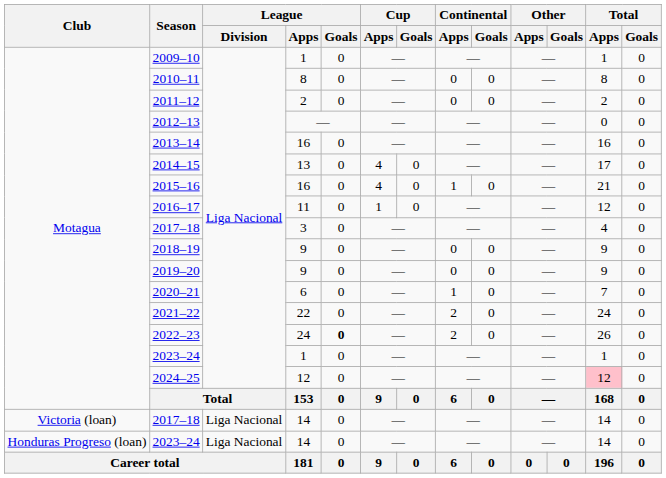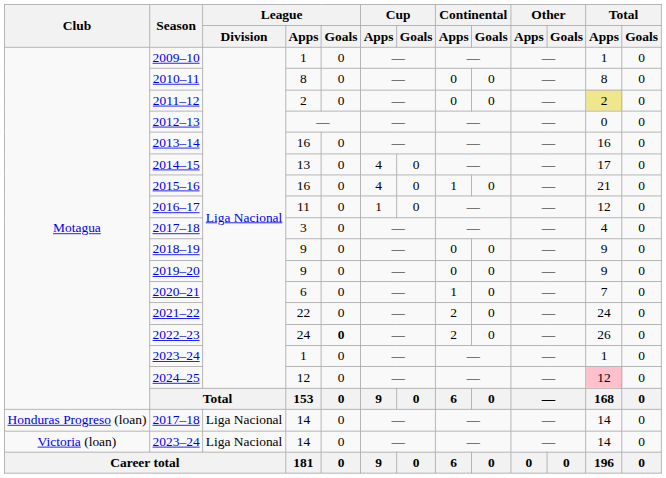(604, 100) no background -> (604, 100) khaki background
(77, 420) Victoria (loan) -> (77, 420) Honduras Progreso (loan)
(77, 441) Honduras Progreso (loan) -> (77, 441) Victoria (loan)
